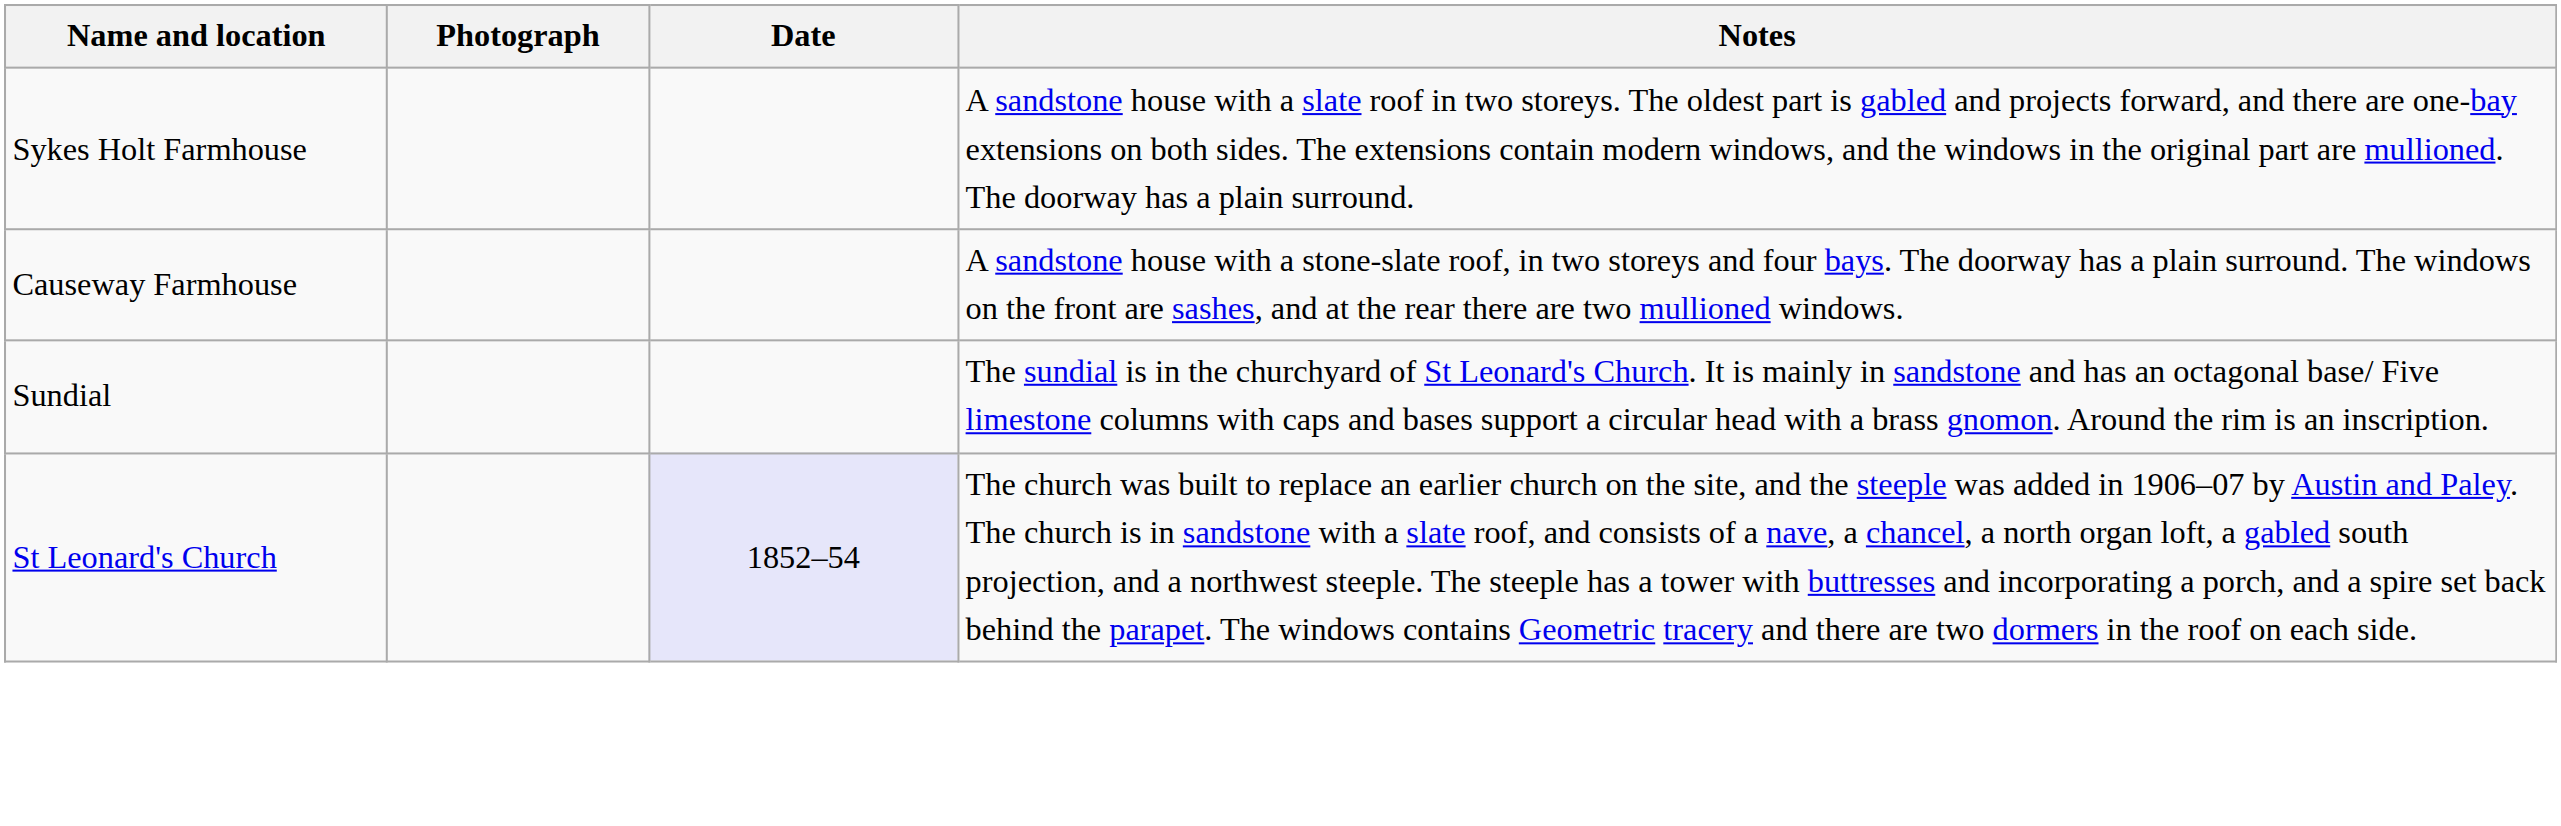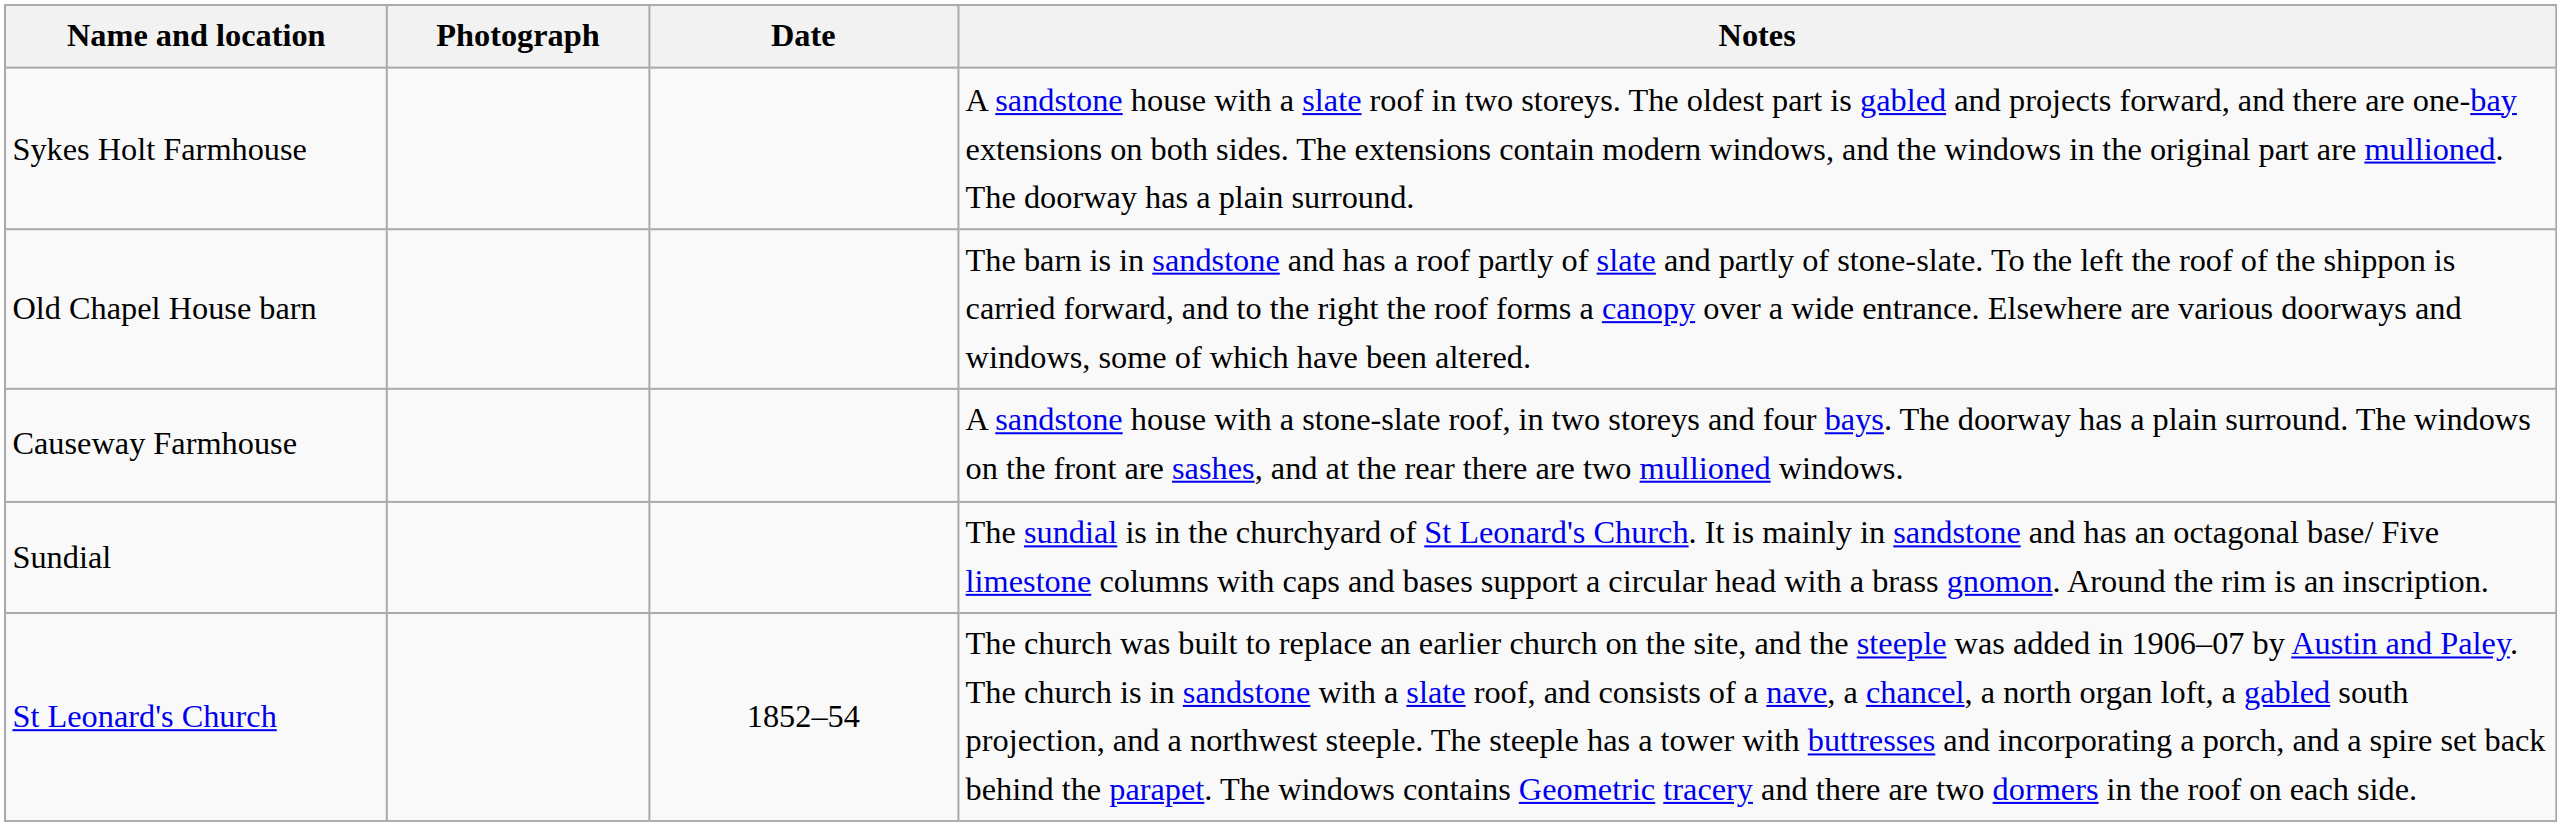+ row: (165, 308)
(803, 556) lavender background -> (803, 716) no background
